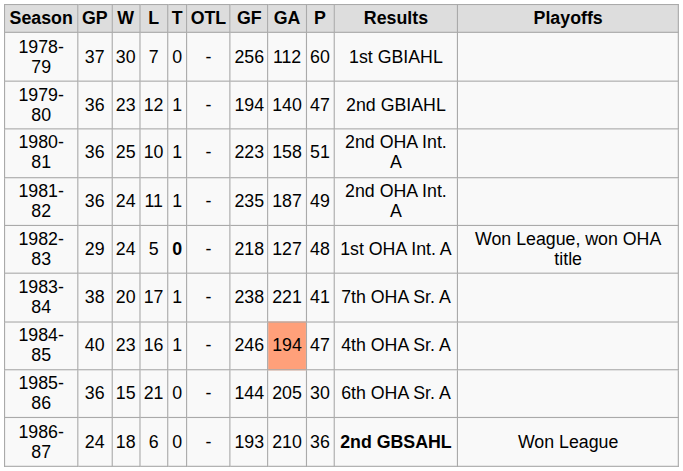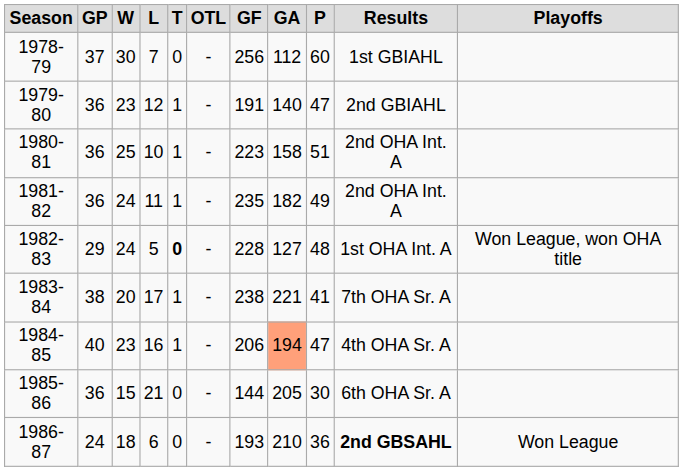(249, 104) 194 -> (249, 104) 191
(287, 201) 187 -> (287, 201) 182
(249, 249) 218 -> (249, 249) 228
(249, 345) 246 -> (249, 345) 206
